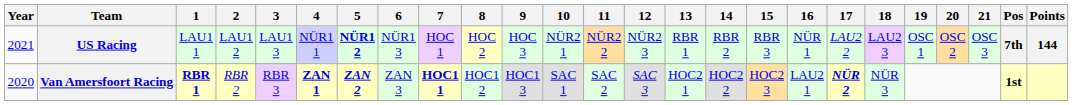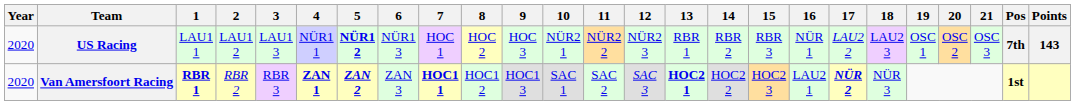(21, 44) 2021 -> (21, 44) 2020
(1047, 44) 144 -> (1049, 44) 143
(685, 81) normal -> (687, 81) bold
